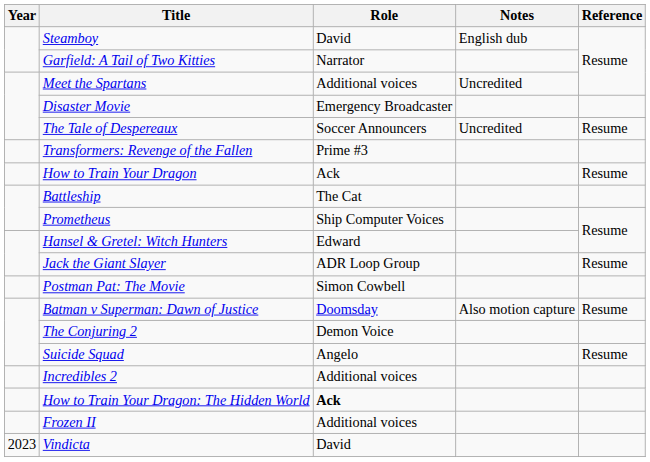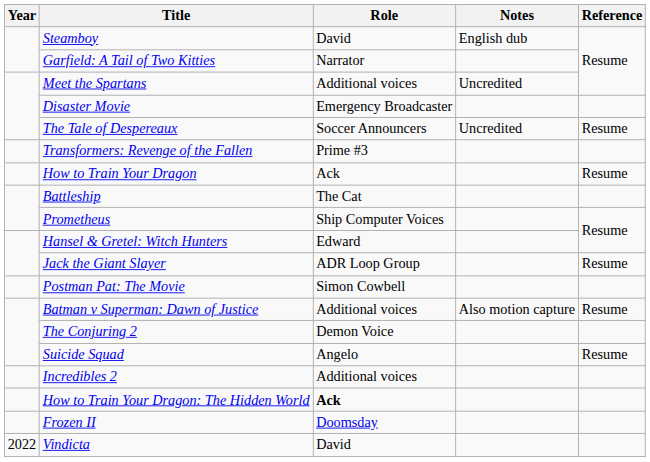(347, 309) Doomsday -> (367, 309) Additional voices
(367, 422) Additional voices -> (347, 422) Doomsday
(22, 444) 2023 -> (22, 444) 2022
